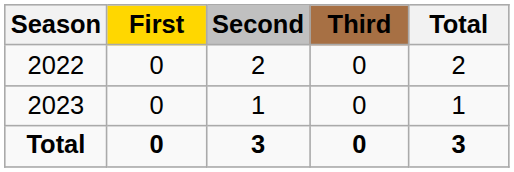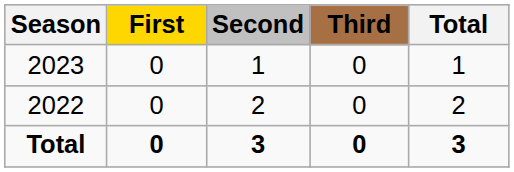rows swapped: (56, 65) <-> (56, 105)
